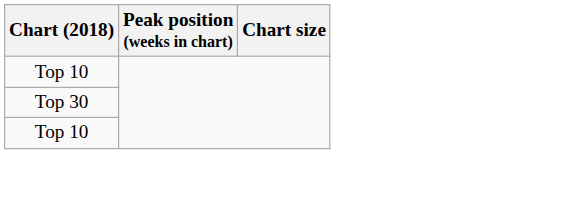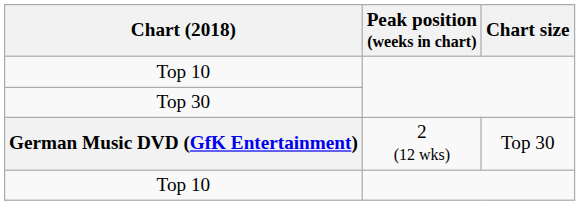+ row: (183, 143)
